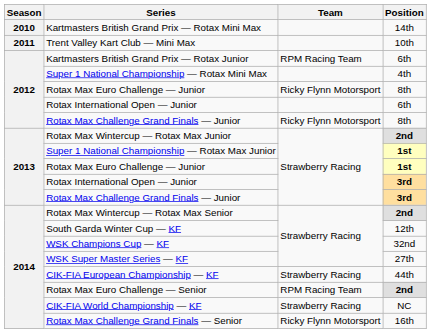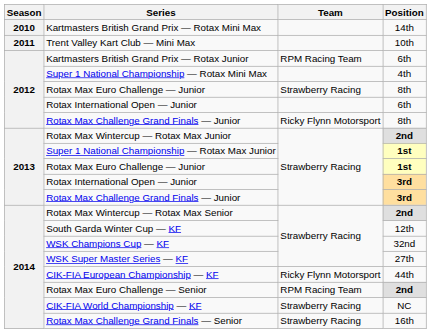(330, 89) Ricky Flynn Motorsport -> (321, 89) Strawberry Racing
(321, 274) Strawberry Racing -> (330, 274) Ricky Flynn Motorsport
(330, 320) Ricky Flynn Motorsport -> (321, 320) Strawberry Racing
